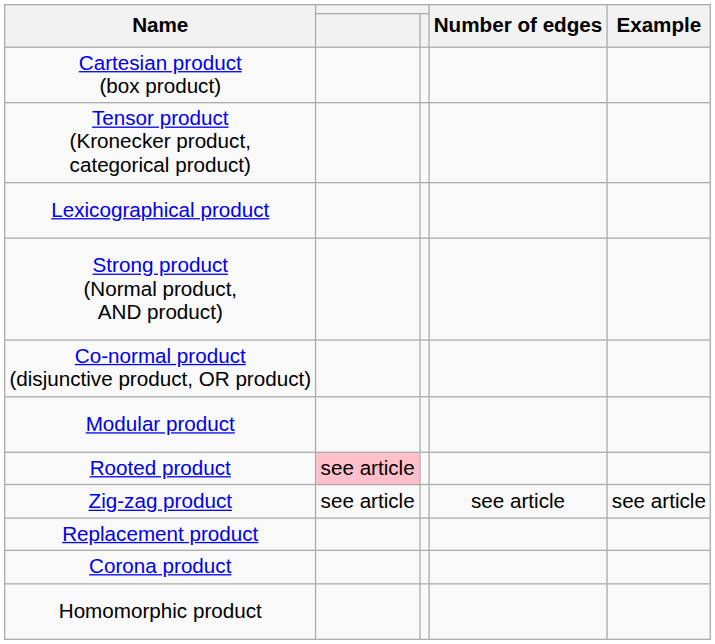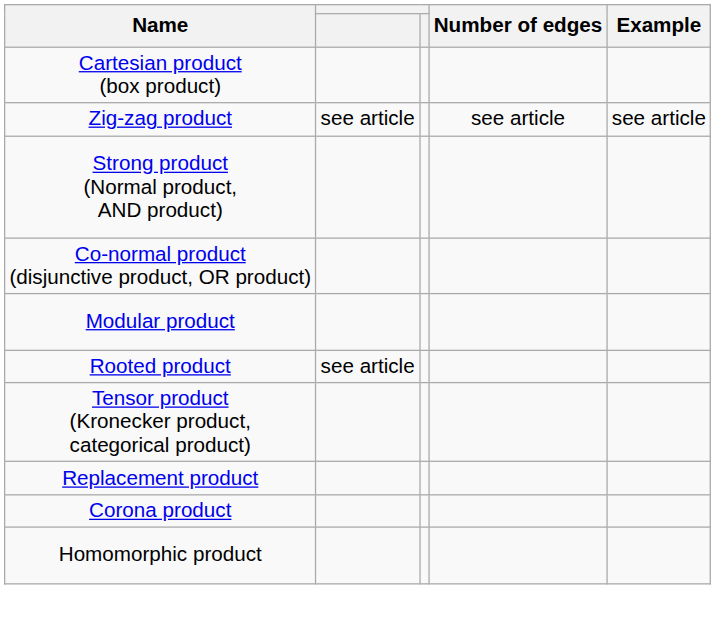rows swapped: (160, 142) <-> (160, 501)
- row: (160, 209)
(368, 468) pink background -> (368, 366) no background
